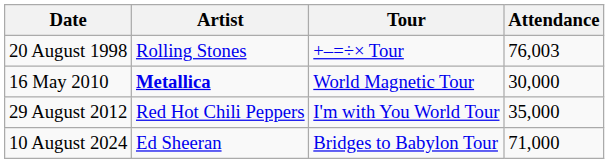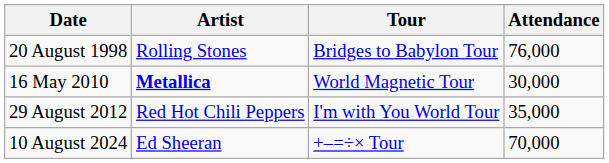(359, 50) +–=÷× Tour -> (406, 50) Bridges to Babylon Tour
(534, 50) 76,003 -> (534, 50) 76,000
(406, 143) Bridges to Babylon Tour -> (359, 143) +–=÷× Tour
(534, 143) 71,000 -> (534, 143) 70,000
